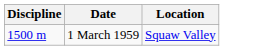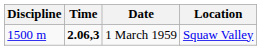+ column: (83, 14)
